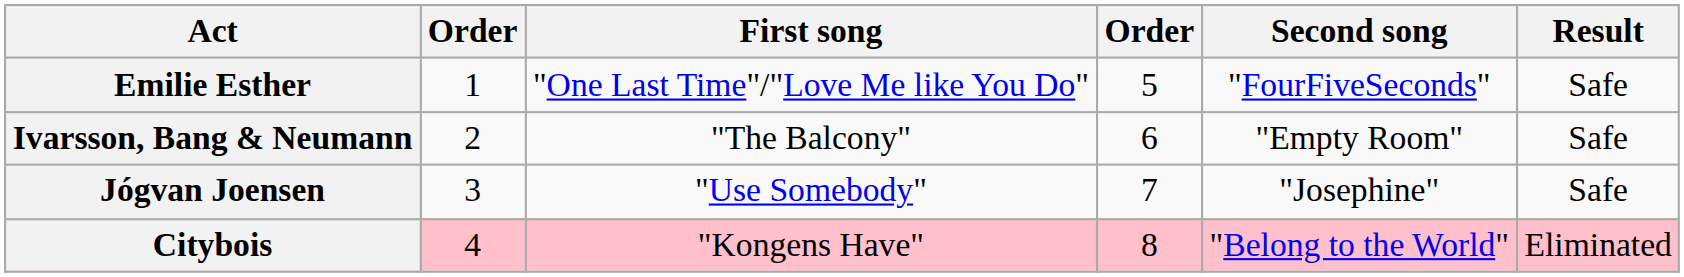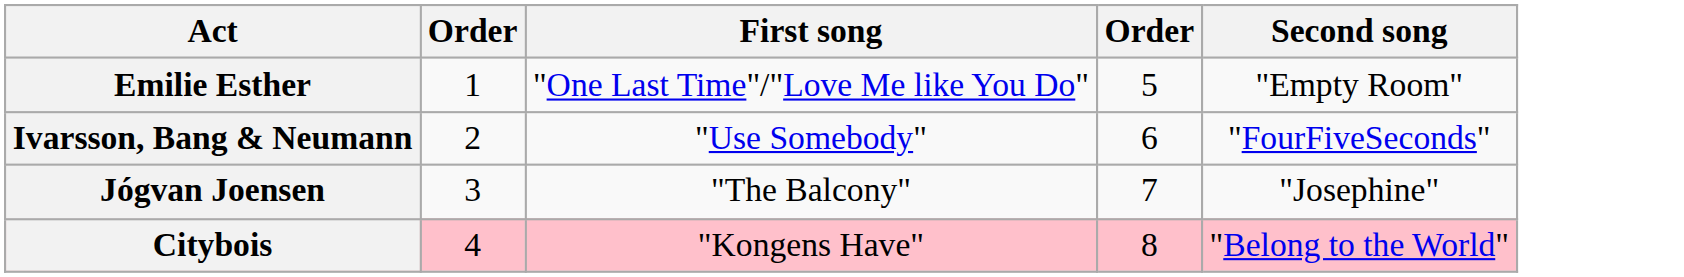- column: (1598, 31)
(1359, 84) "FourFiveSeconds" -> (1359, 84) "Empty Room"
(811, 137) "The Balcony" -> (811, 137) "Use Somebody"
(1359, 137) "Empty Room" -> (1359, 137) "FourFiveSeconds"
(811, 191) "Use Somebody" -> (811, 191) "The Balcony"
